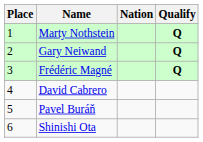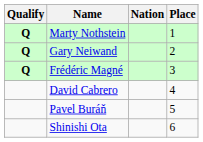columns swapped: (20, 14) <-> (177, 14)
